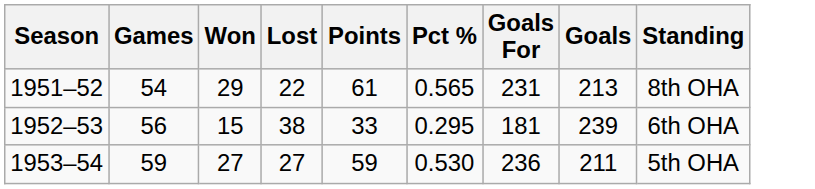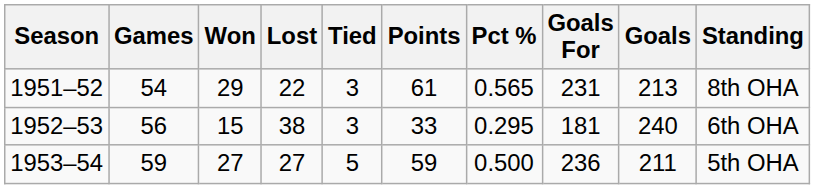+ column: (352, 36)
(598, 125) 239 -> (658, 125) 240
(444, 163) 0.530 -> (504, 163) 0.500
